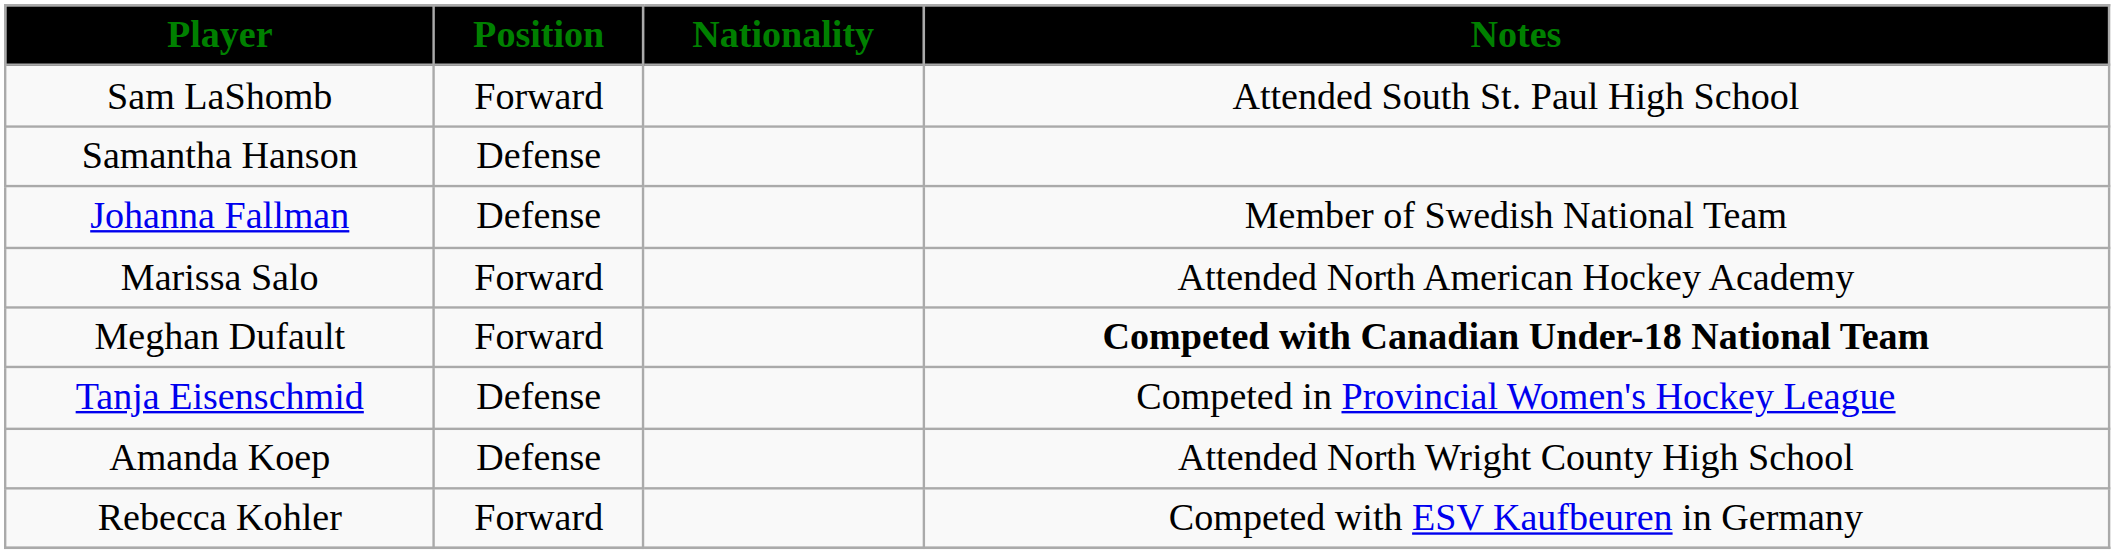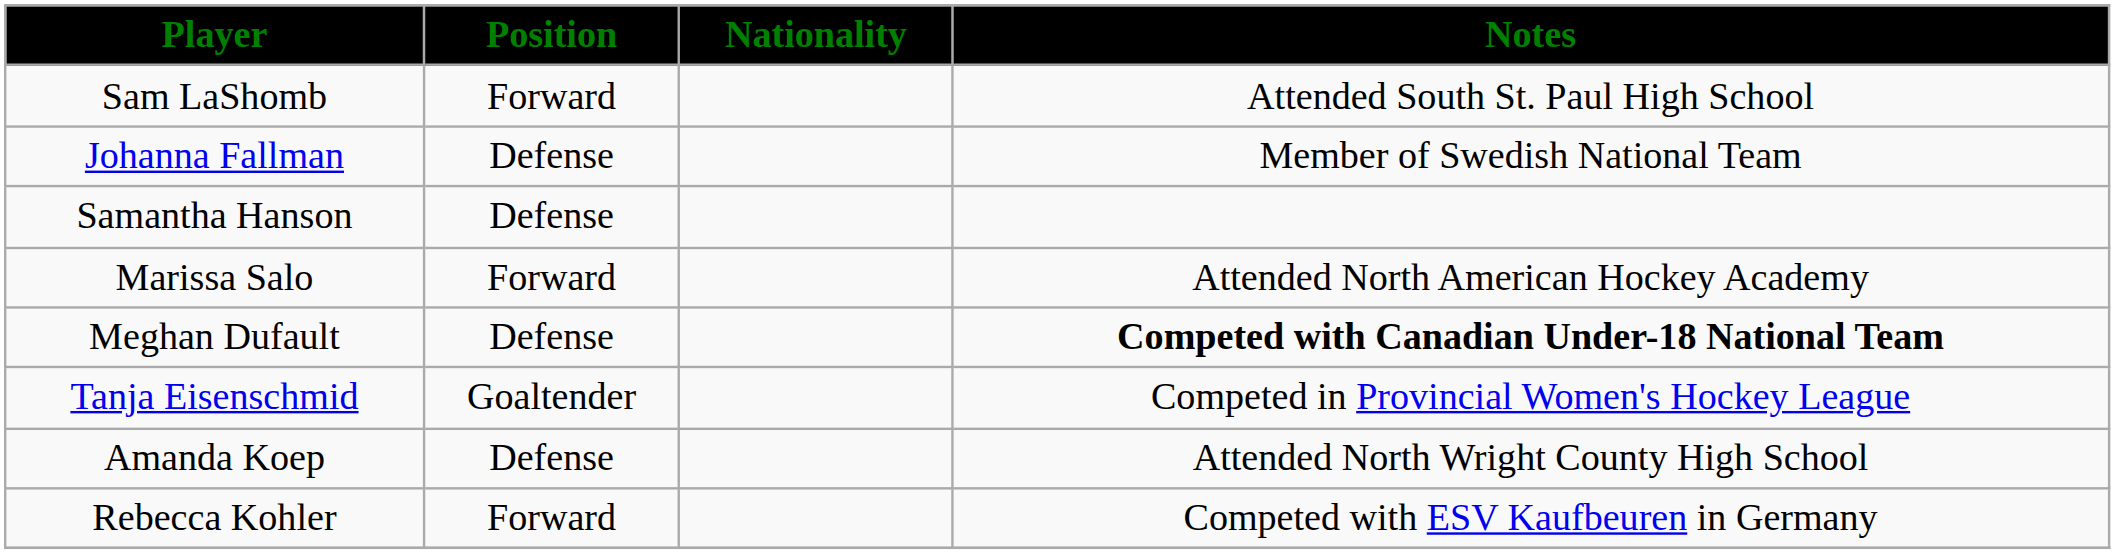rows swapped: (220, 215) <-> (220, 155)
(539, 336) Forward -> (552, 336) Defense
(539, 397) Defense -> (552, 397) Goaltender
